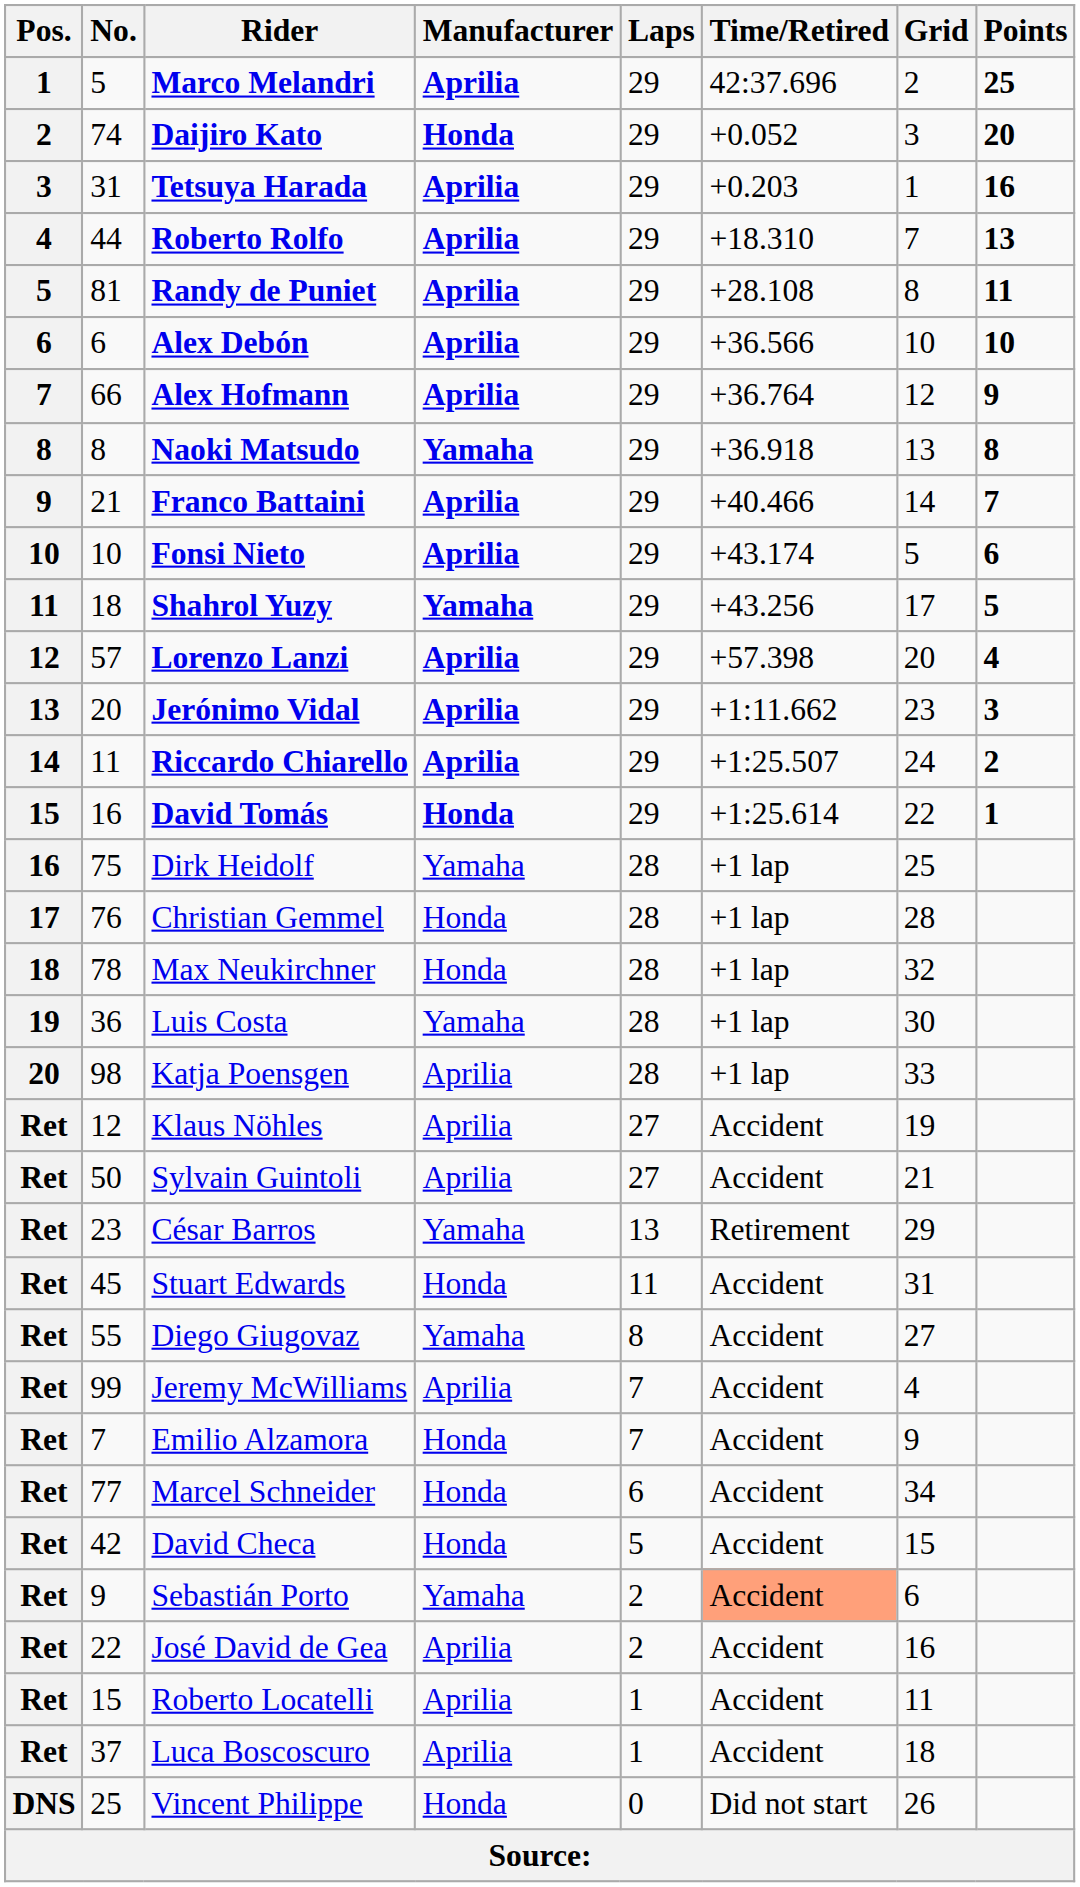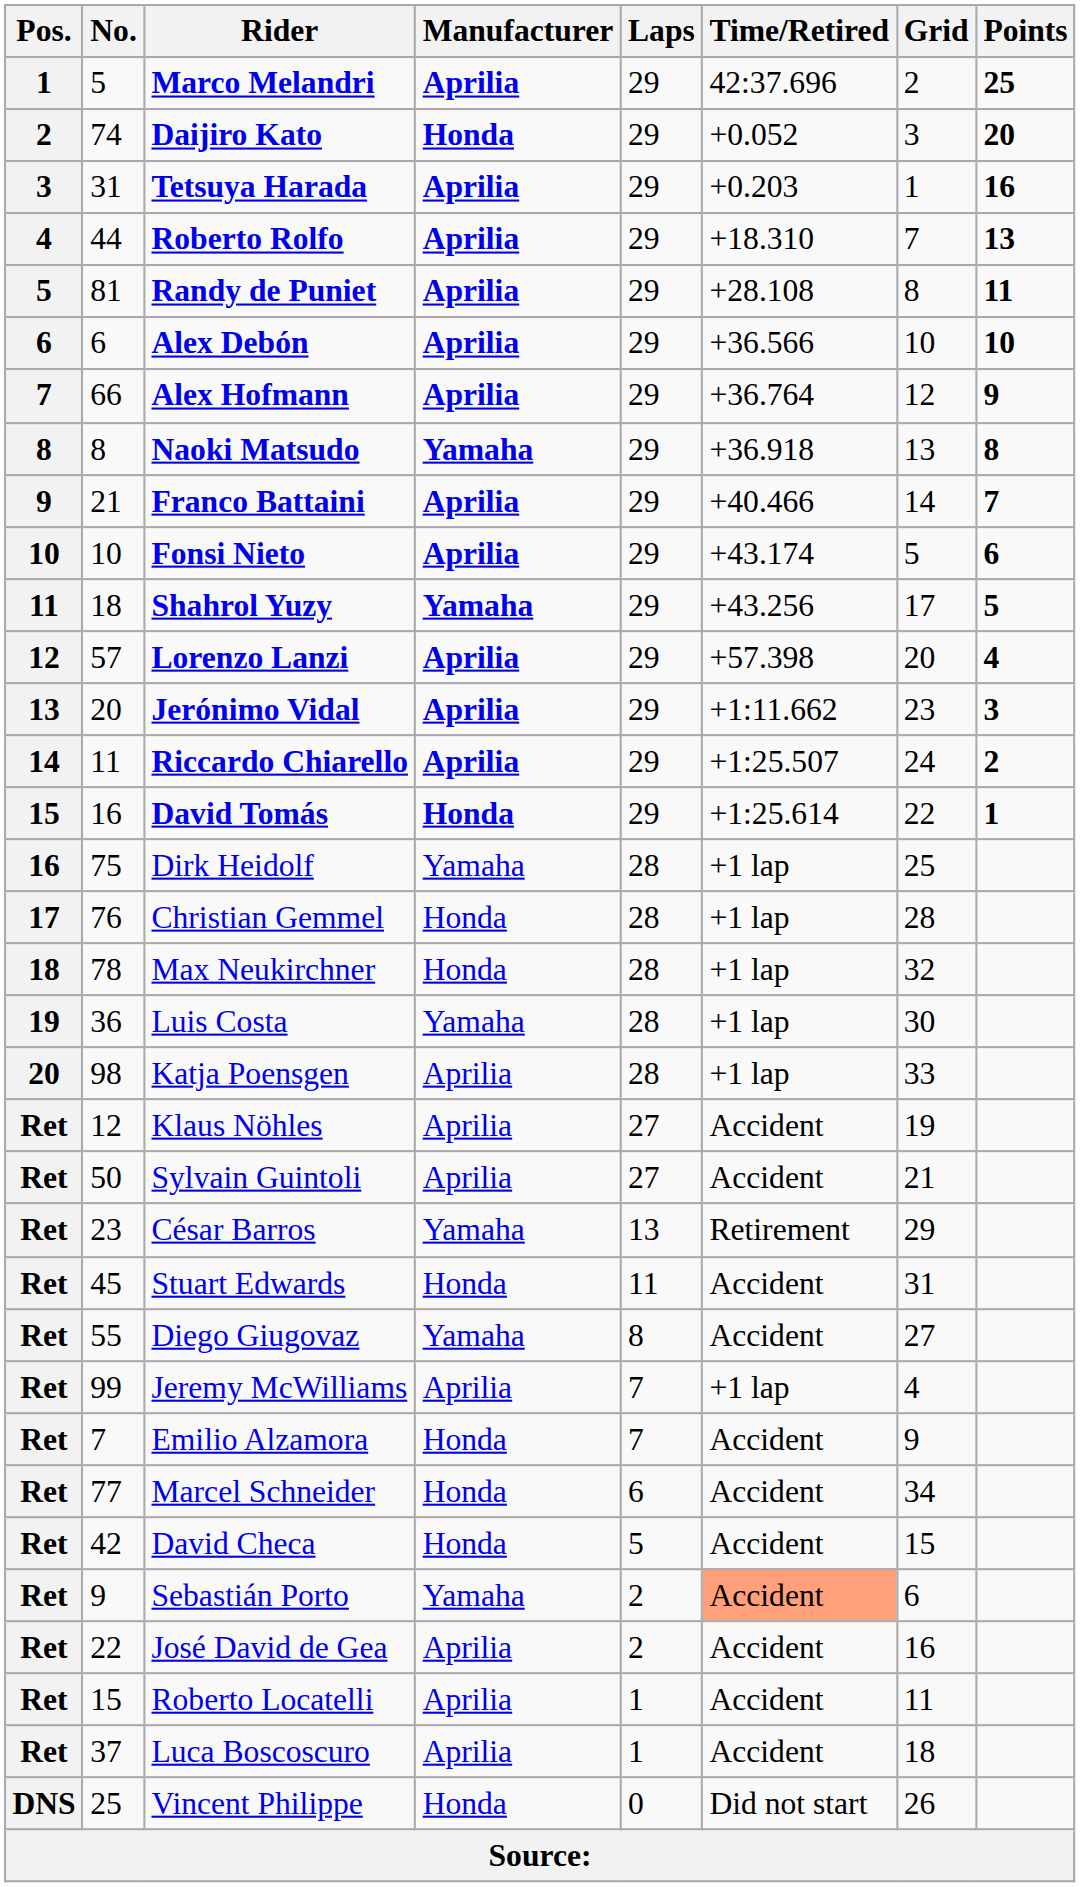(766, 1386) Accident -> (750, 1386) +1 lap
